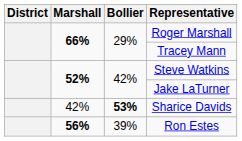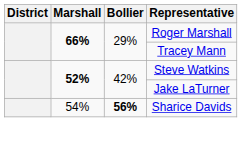(77, 107) 42% -> (77, 107) 54%
(125, 107) 53% -> (125, 107) 56%
- row: (192, 126)
